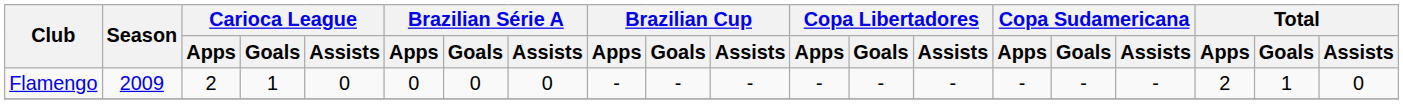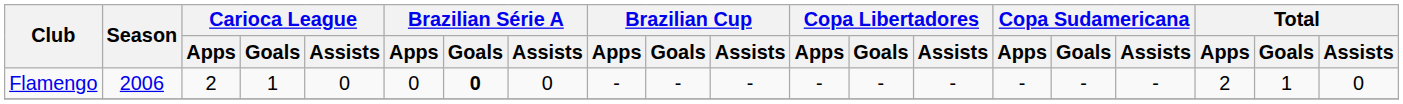(142, 83) 2009 -> (142, 83) 2006
(475, 83) normal -> (475, 83) bold
